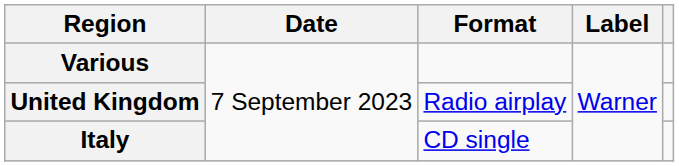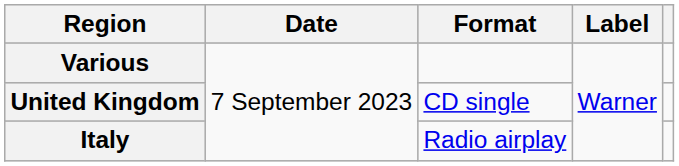(495, 101) Radio airplay -> (476, 101) CD single
(476, 140) CD single -> (495, 140) Radio airplay
